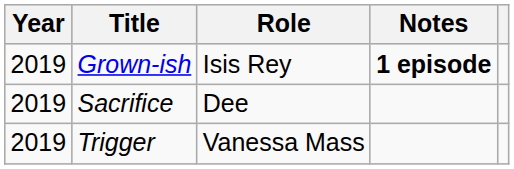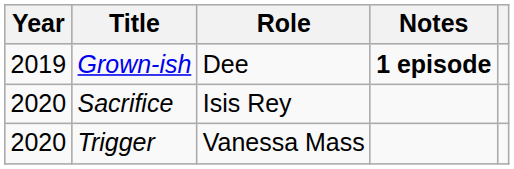(247, 63) Isis Rey -> (226, 63) Dee
(38, 103) 2019 -> (38, 103) 2020
(226, 103) Dee -> (247, 103) Isis Rey
(38, 143) 2019 -> (38, 143) 2020
